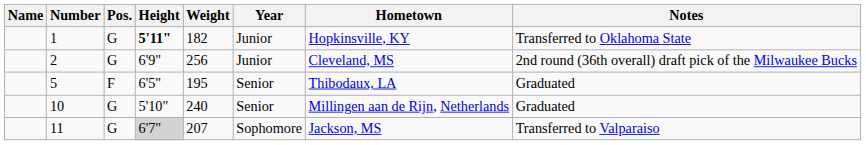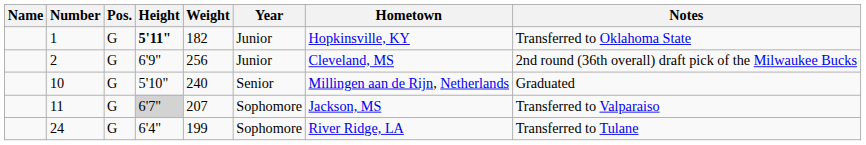- row: (53, 83)
+ row: (57, 128)
